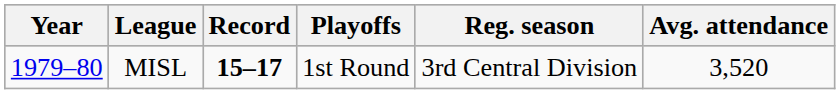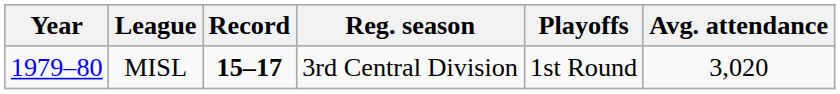columns swapped: (529, 25) <-> (356, 25)
(739, 66) 3,520 -> (739, 66) 3,020
